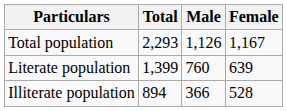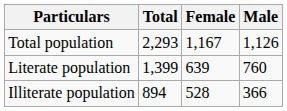columns swapped: (204, 17) <-> (254, 17)
